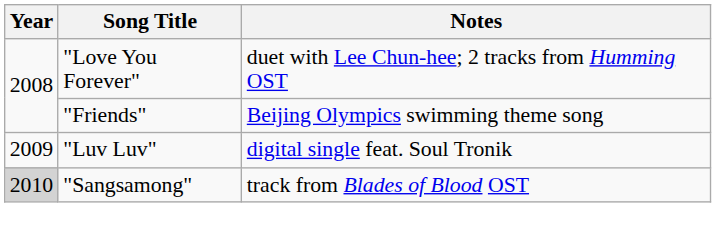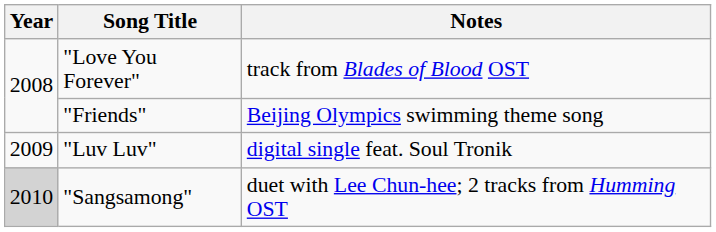(461, 68) duet with Lee Chun-hee; 2 tracks from Humming OST -> (388, 68) track from Blades of Blood OST
(388, 184) track from Blades of Blood OST -> (461, 196) duet with Lee Chun-hee; 2 tracks from Humming OST
